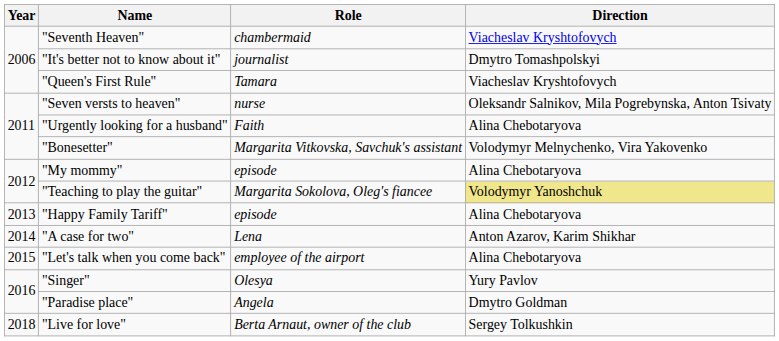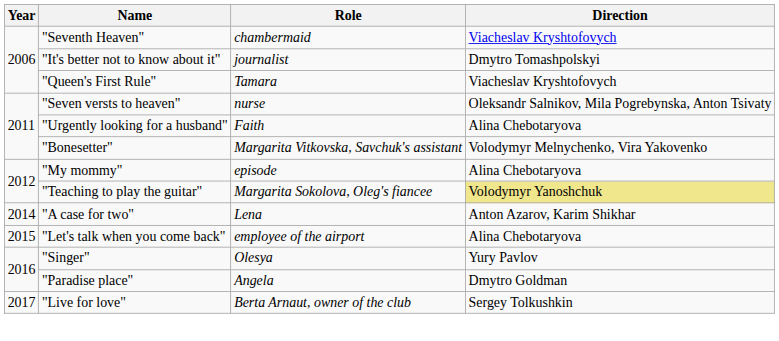- row: (105, 214)
(22, 324) 2018 -> (22, 302) 2017
